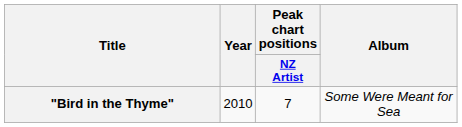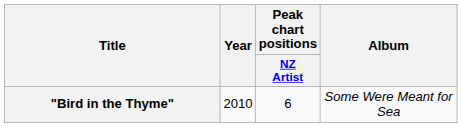(288, 104) 7 -> (288, 104) 6
